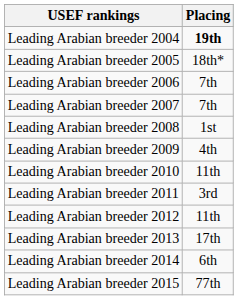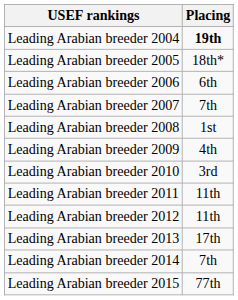(208, 82) 7th -> (208, 82) 6th
(208, 171) 11th -> (208, 171) 3rd
(208, 194) 3rd -> (208, 194) 11th
(208, 261) 6th -> (208, 261) 7th
